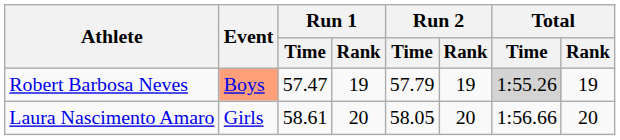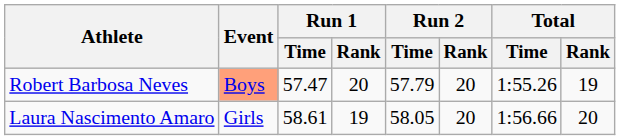(359, 85) 19 -> (359, 85) 20
(466, 85) 19 -> (466, 85) 20
(527, 85) lightgrey background -> (527, 85) no background
(359, 117) 20 -> (359, 117) 19
